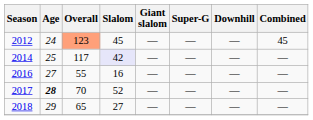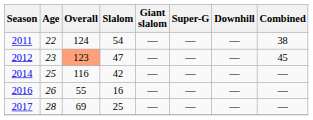+ row: (22, 40)
(51, 40) 24 -> (51, 57) 23
(118, 40) 45 -> (118, 57) 47
(81, 57) 117 -> (81, 73) 116
(118, 57) lavender background -> (118, 73) no background
(51, 73) 27 -> (51, 90) 26
(51, 90) bold -> (51, 106) normal
(81, 90) 70 -> (81, 106) 69
(118, 90) 52 -> (118, 106) 25
- row: (22, 106)
